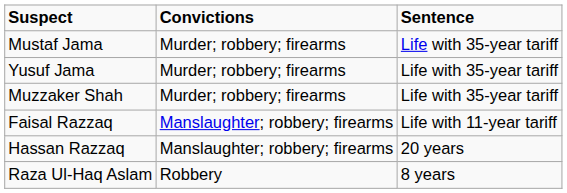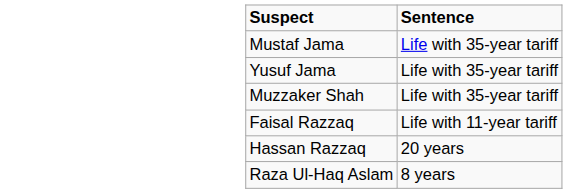- column: (207, 18)
